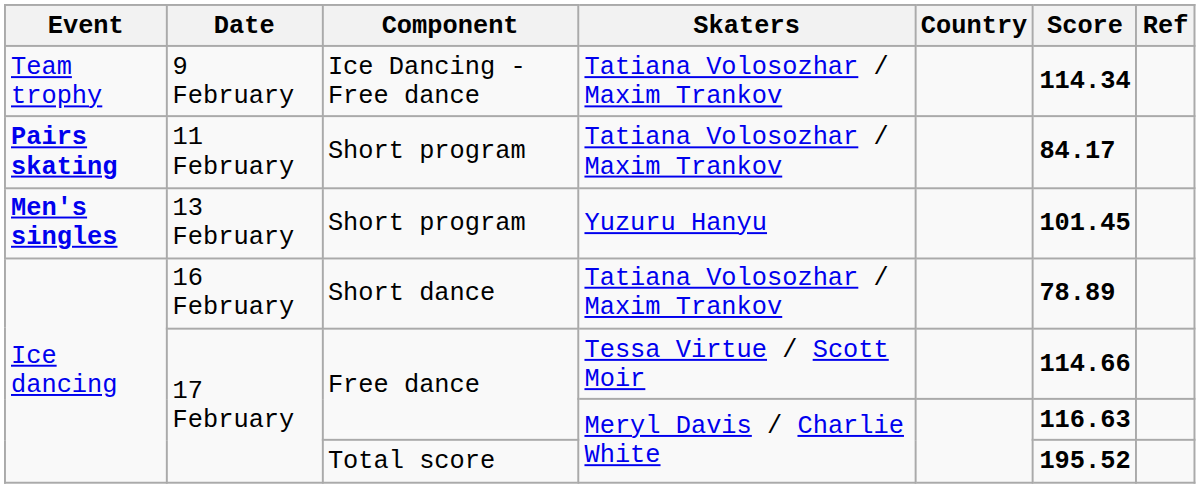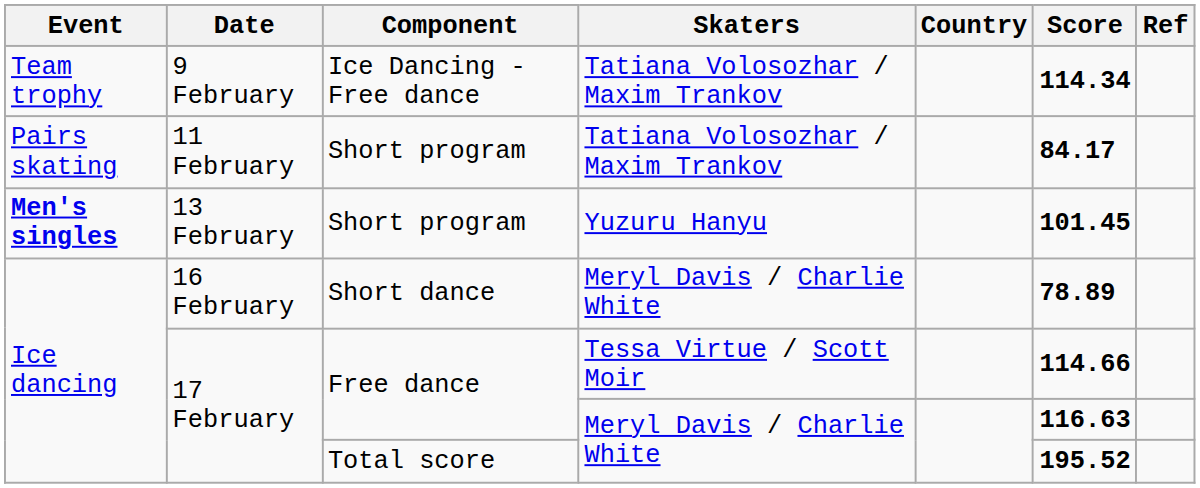(64, 152) bold -> (64, 152) normal
(737, 293) Tatiana Volosozhar / Maxim Trankov -> (744, 293) Meryl Davis / Charlie White
